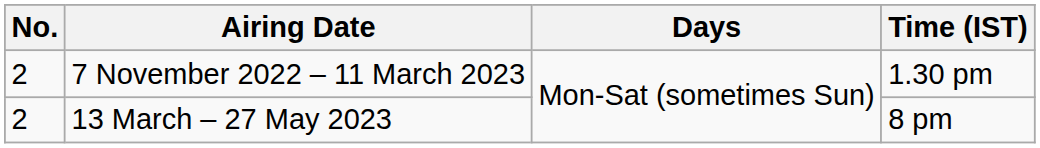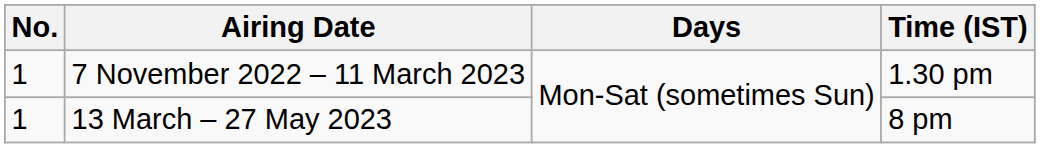(20, 73) 2 -> (20, 73) 1
(20, 119) 2 -> (20, 119) 1
